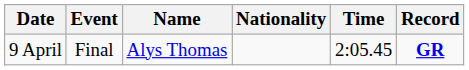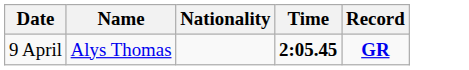- column: (94, 19)
(364, 49) normal -> (308, 49) bold
